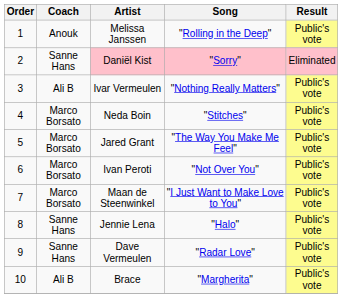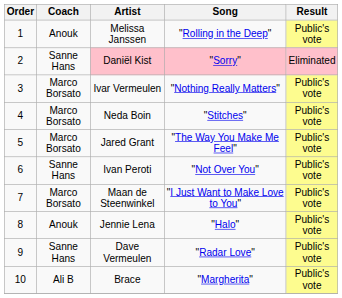(63, 88) Ali B -> (63, 88) Marco Borsato
(63, 170) Marco Borsato -> (63, 170) Sanne Hans
(63, 225) Sanne Hans -> (63, 225) Anouk
